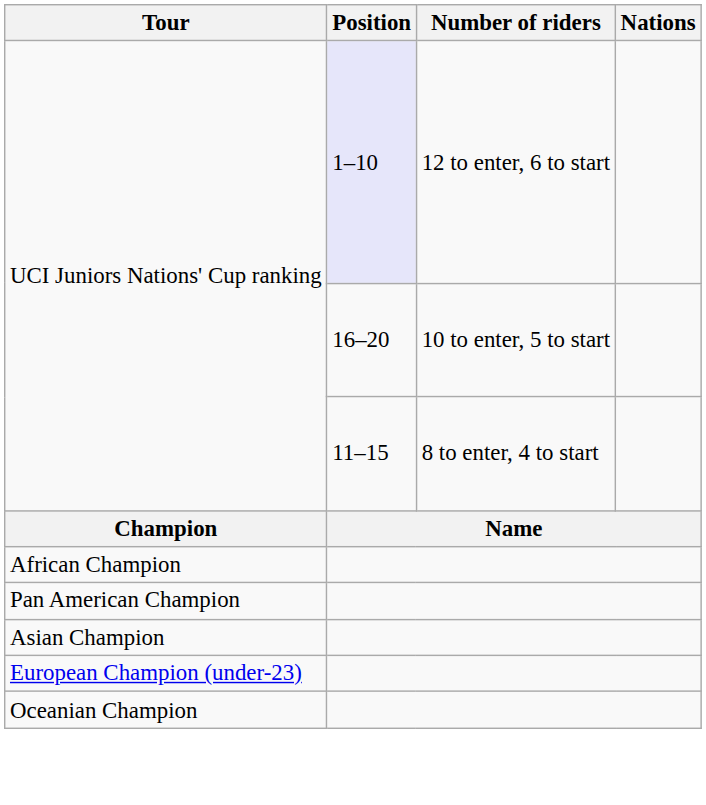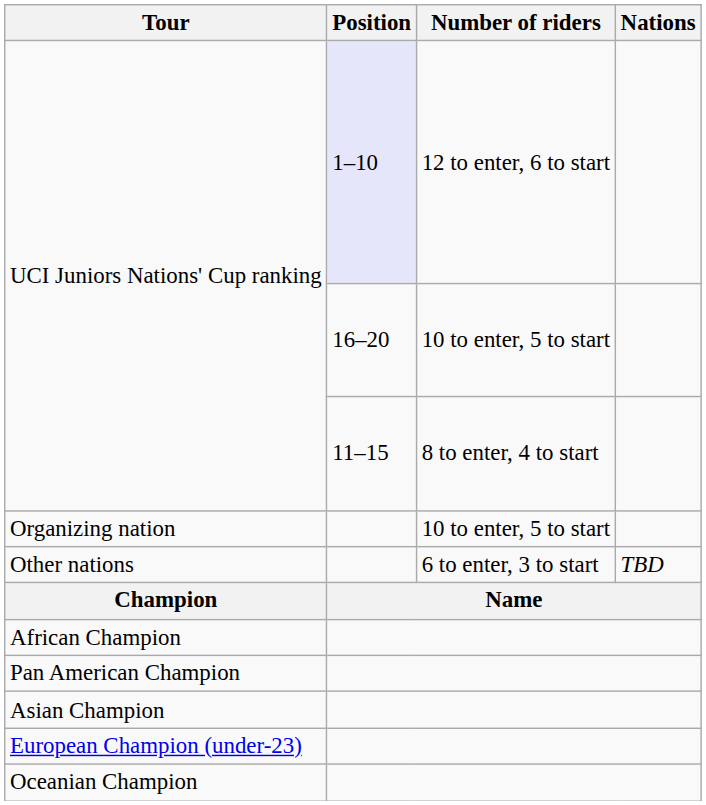+ row: (93, 528)
+ row: (72, 564)
